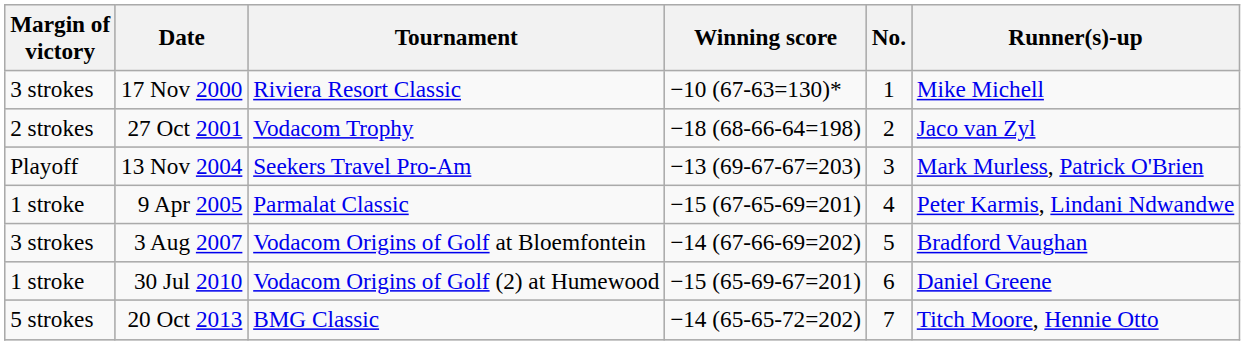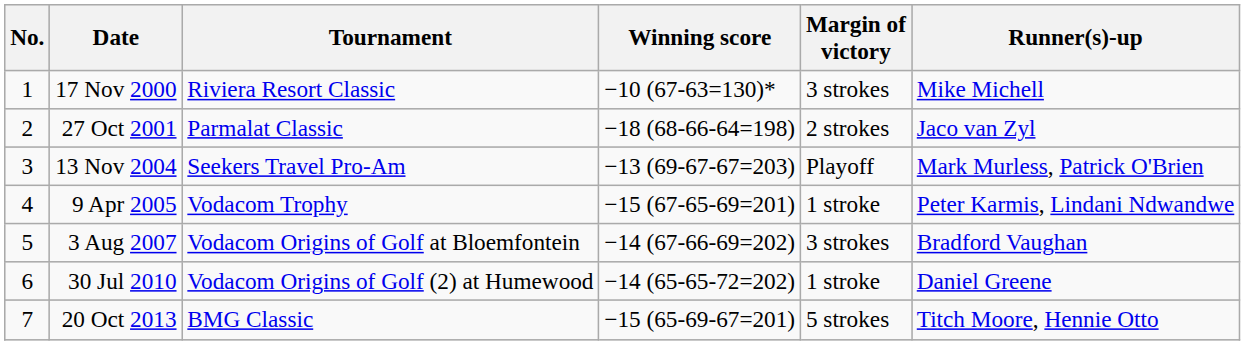columns swapped: (889, 37) <-> (60, 37)
(333, 128) Vodacom Trophy -> (265, 128) Parmalat Classic
(331, 204) Parmalat Classic -> (268, 204) Vodacom Trophy
(766, 281) −15 (65-69-67=201) -> (700, 281) −14 (65-65-72=202)
(766, 319) −14 (65-65-72=202) -> (700, 319) −15 (65-69-67=201)
